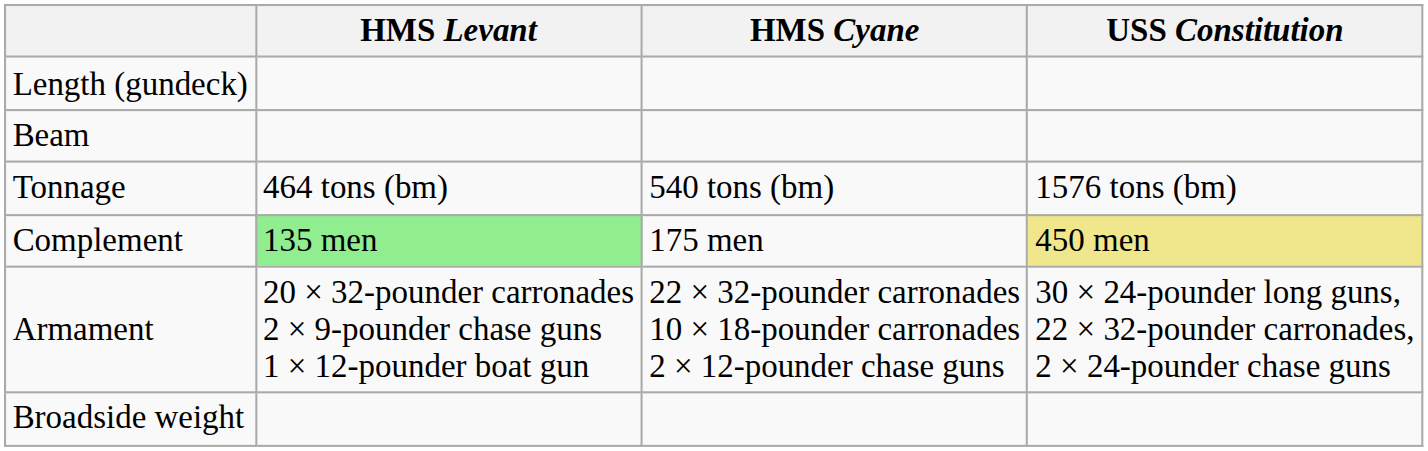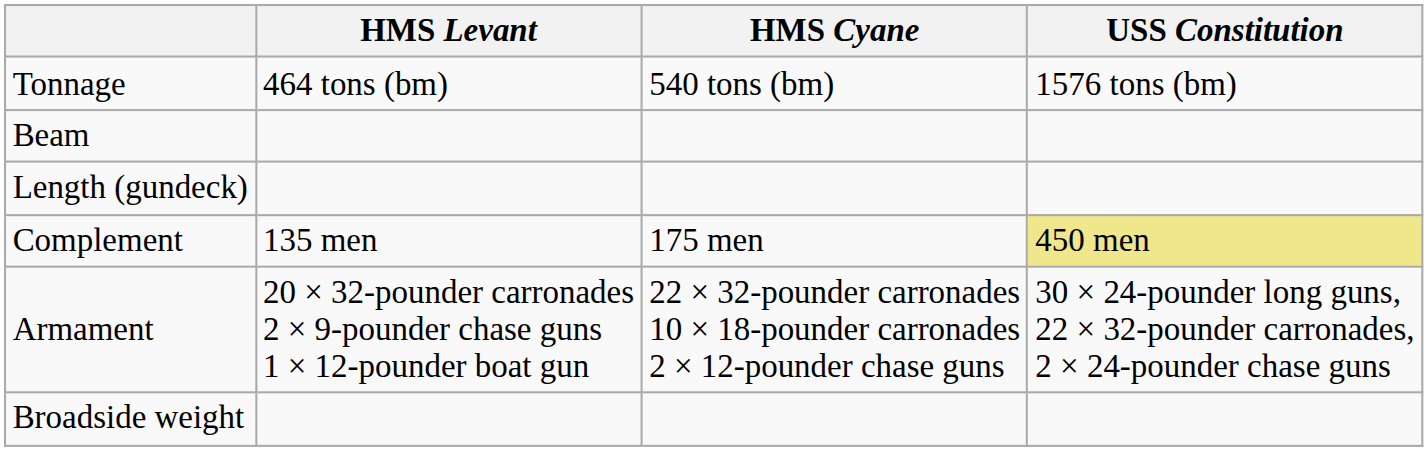rows swapped: (130, 82) <-> (69, 187)
(320, 239) lightgreen background -> (320, 239) no background
